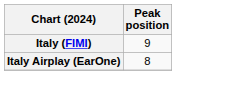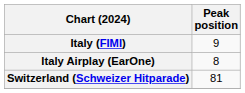+ row: (98, 79)
